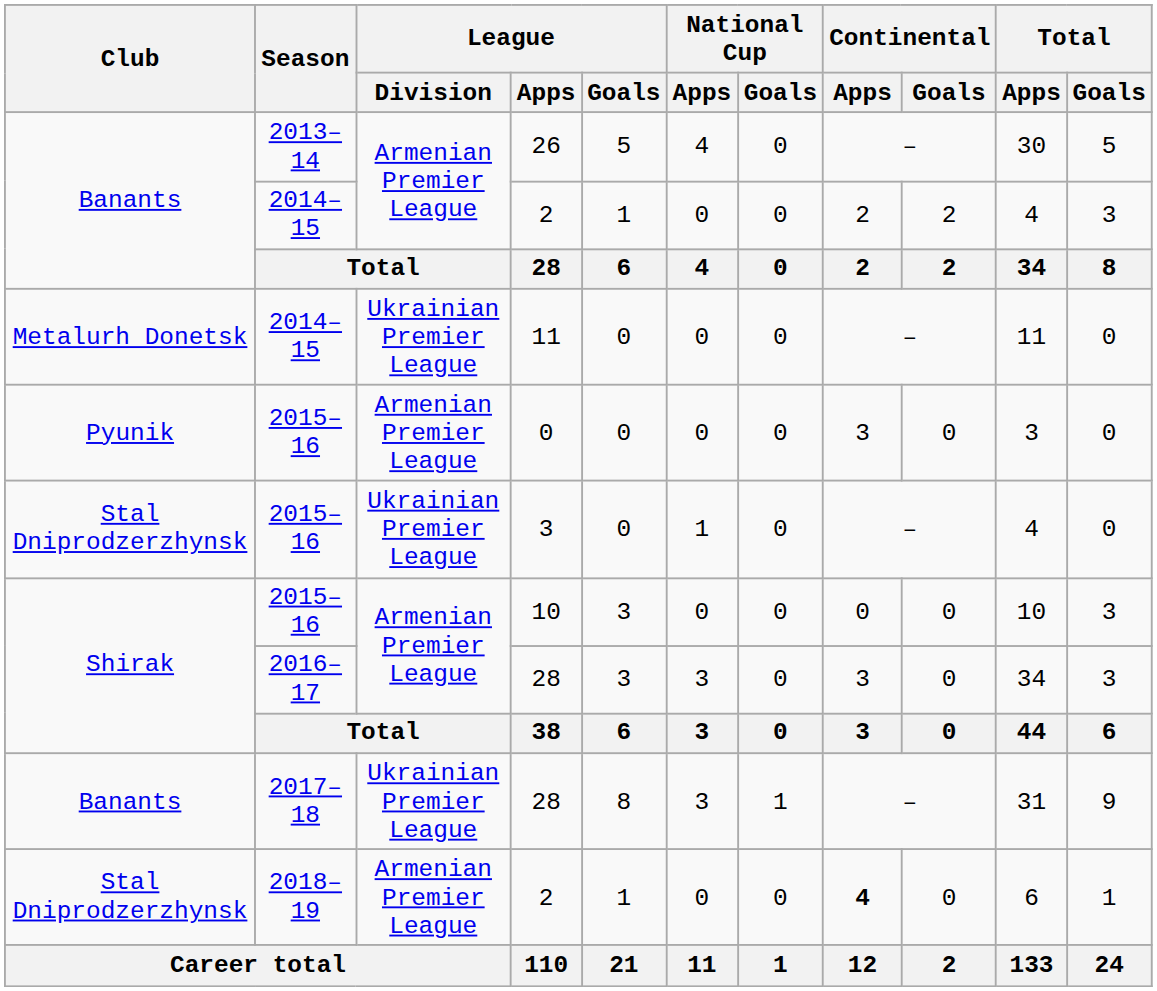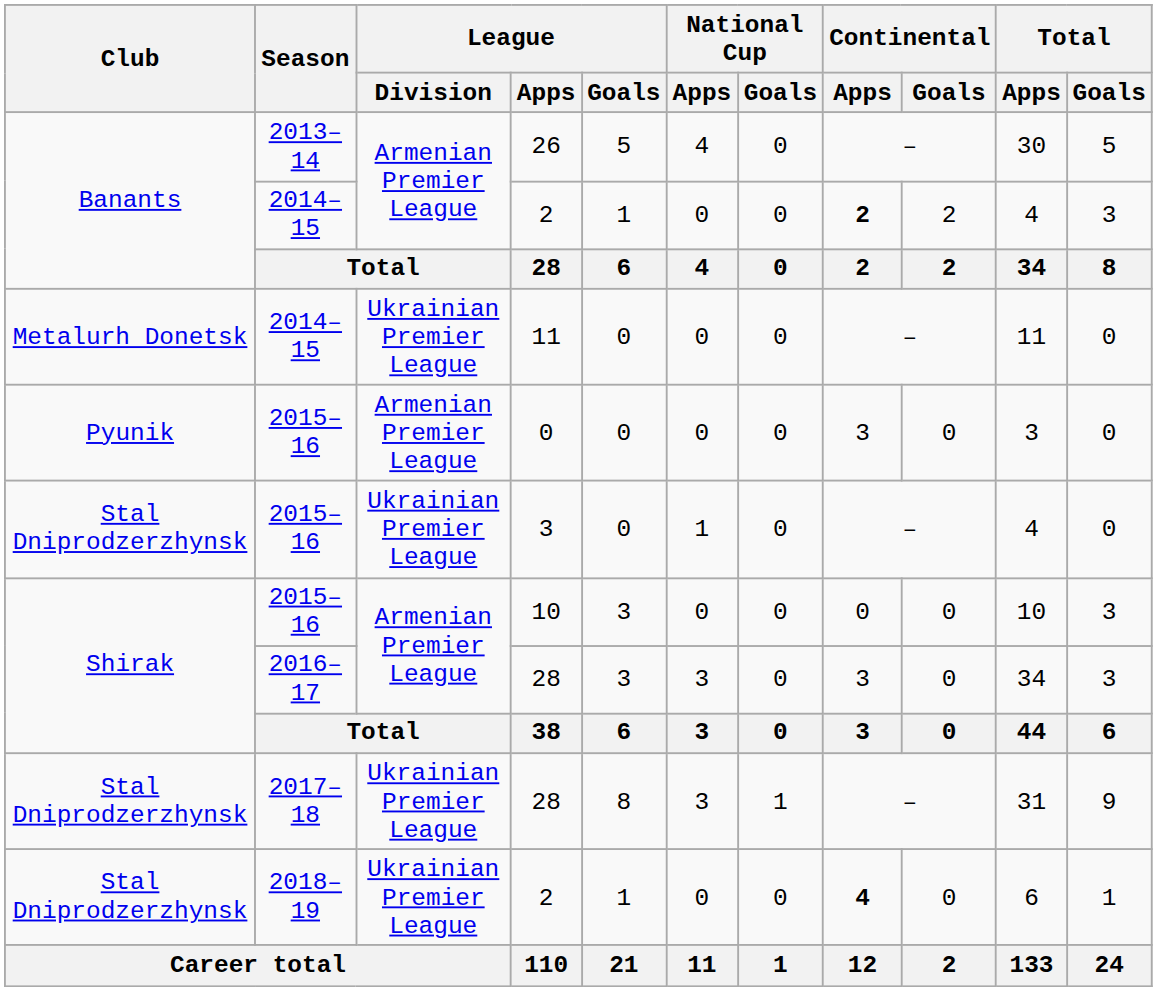(863, 215) normal -> (863, 215) bold
(130, 801) Banants -> (130, 801) Stal Dniprodzerzhynsk
(433, 898) Armenian Premier League -> (433, 898) Ukrainian Premier League
